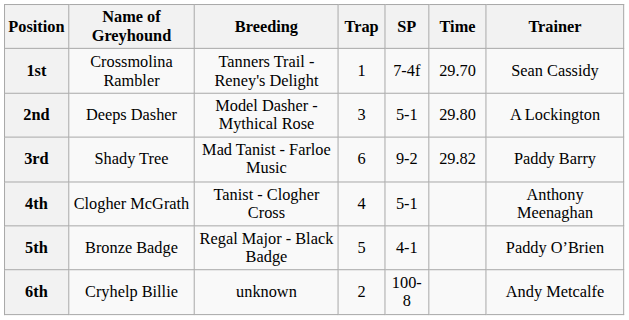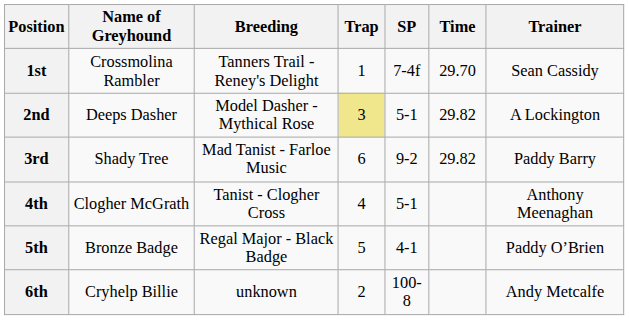(362, 115) no background -> (362, 115) khaki background
(458, 115) 29.80 -> (458, 115) 29.82
